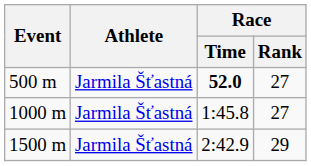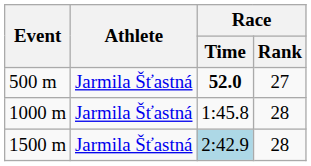(280, 113) 27 -> (280, 113) 28
(225, 144) no background -> (225, 144) lightblue background
(280, 144) 29 -> (280, 144) 28
